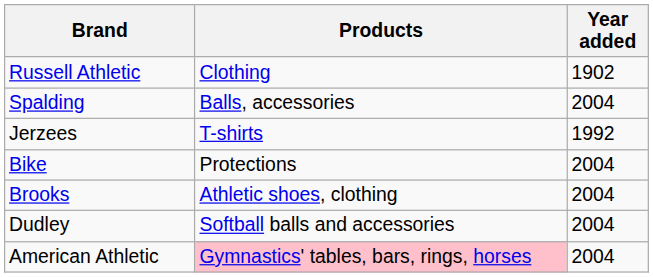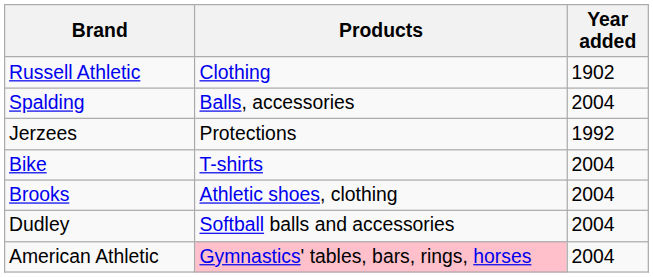(231, 133) T-shirts -> (248, 133) Protections
(248, 164) Protections -> (231, 164) T-shirts
